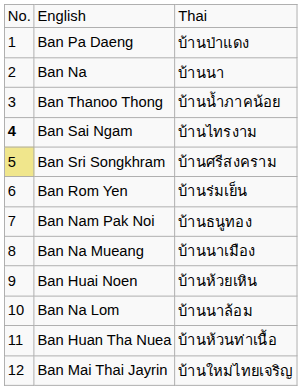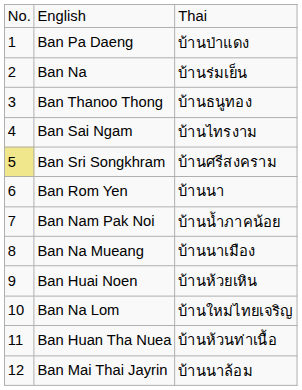(201, 72) บ้านนา -> (213, 72) บ้านร่มเย็น
(229, 102) บ้านน้ำภาคน้อย -> (215, 102) บ้านธนูทอง
(12, 132) bold -> (12, 132) normal
(213, 192) บ้านร่มเย็น -> (201, 192) บ้านนา
(215, 221) บ้านธนูทอง -> (229, 221) บ้านน้ำภาคน้อย
(216, 311) บ้านนาล้อม -> (236, 311) บ้านใหม่ไทยเจริญ
(236, 370) บ้านใหม่ไทยเจริญ -> (216, 370) บ้านนาล้อม
